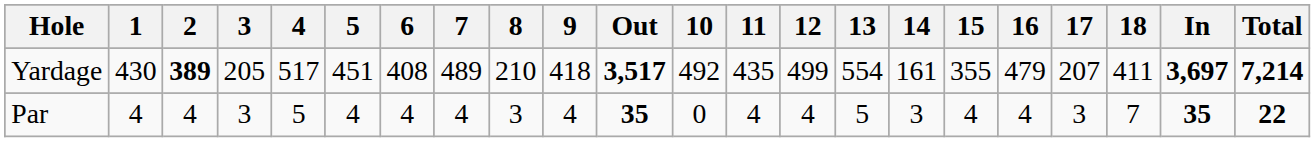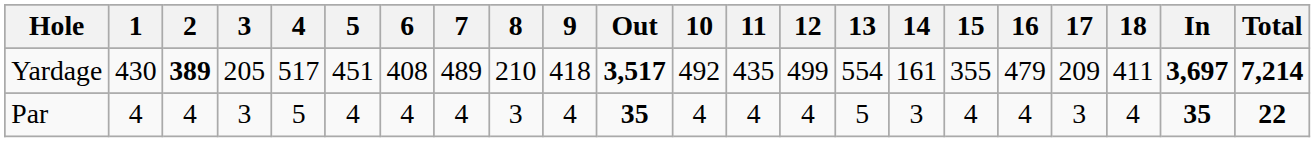(1079, 70) 207 -> (1079, 70) 209
(699, 114) 0 -> (699, 114) 4
(1133, 114) 7 -> (1133, 114) 4
